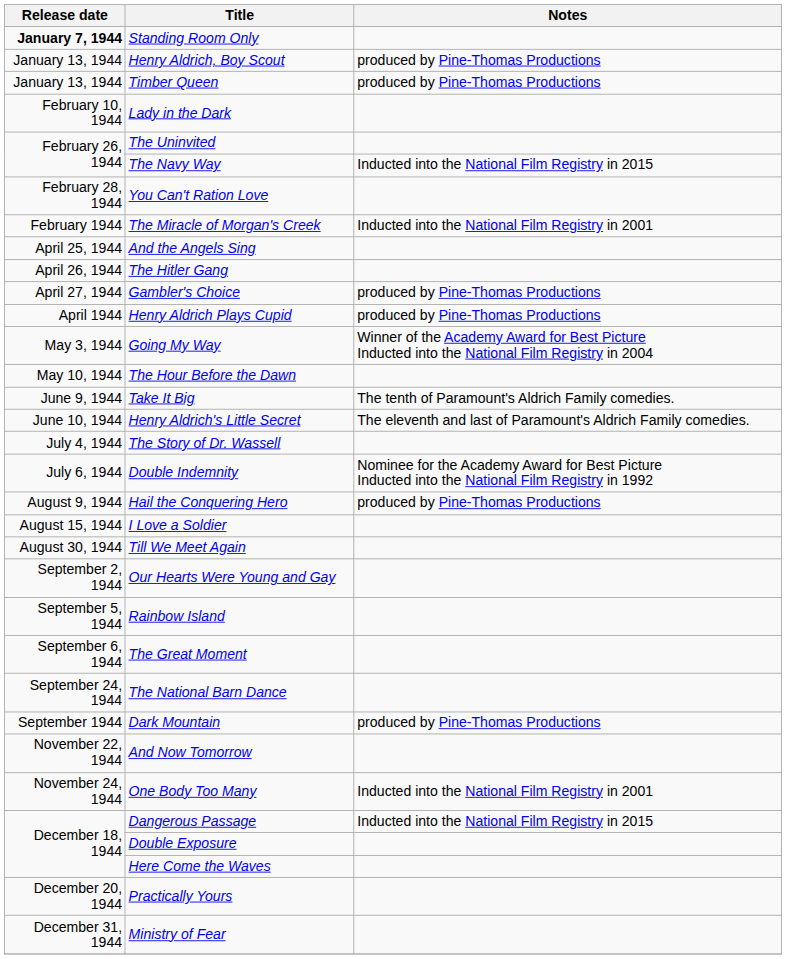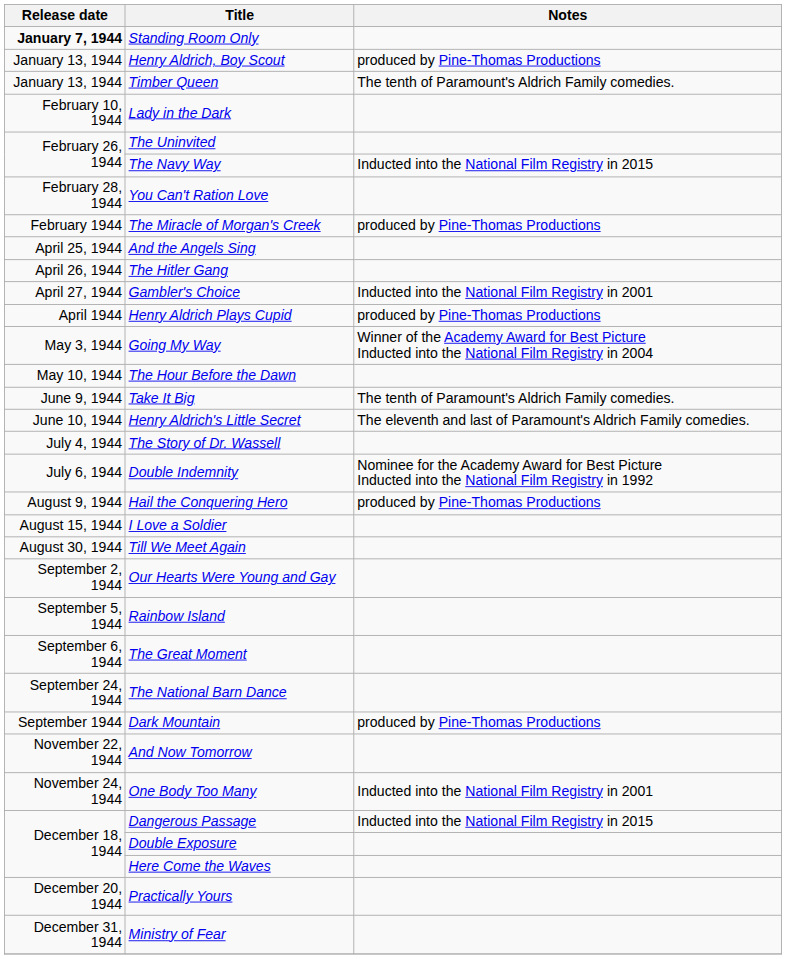(479, 82) produced by Pine-Thomas Productions -> (516, 82) The tenth of Paramount's Aldrich Family comedies.
(505, 225) Inducted into the National Film Registry in 2001 -> (479, 225) produced by Pine-Thomas Productions
(479, 292) produced by Pine-Thomas Productions -> (505, 292) Inducted into the National Film Registry in 2001
